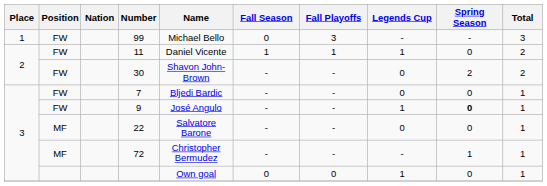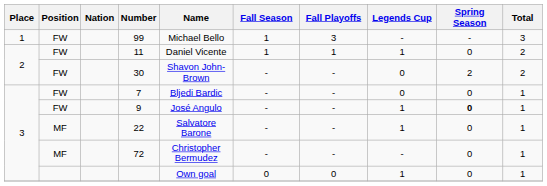(266, 37) 0 -> (266, 37) 1
(402, 128) 0 -> (402, 128) 1
(470, 153) 1 -> (470, 153) 0
